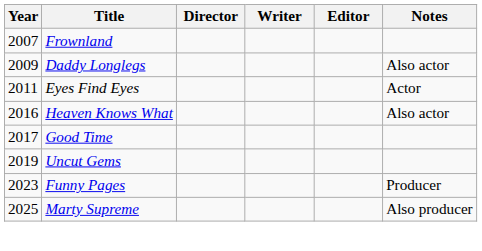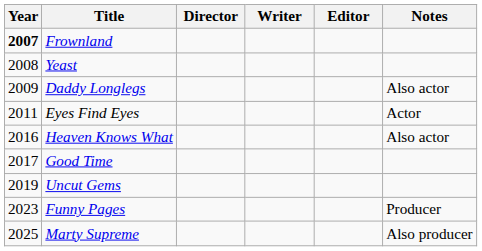(23, 40) normal -> (23, 40) bold
+ row: (61, 64)
